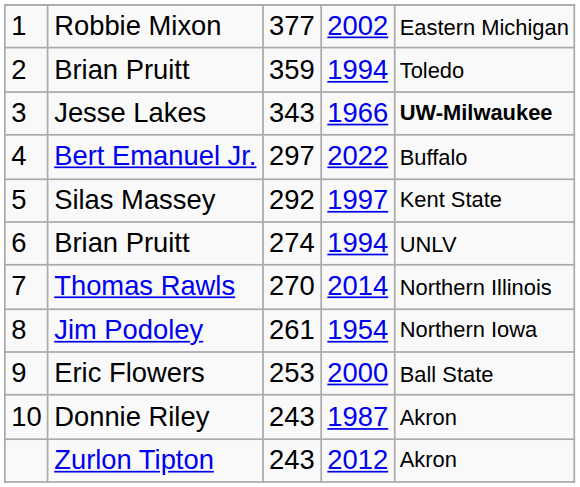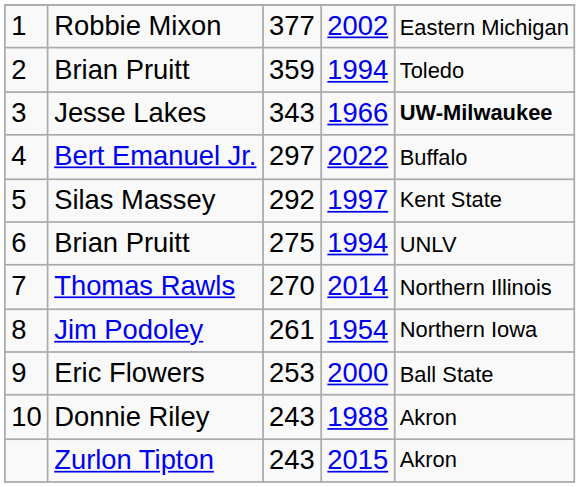(292, 243) 274 -> (292, 243) 275
(358, 416) 1987 -> (358, 416) 1988
(358, 460) 2012 -> (358, 460) 2015
